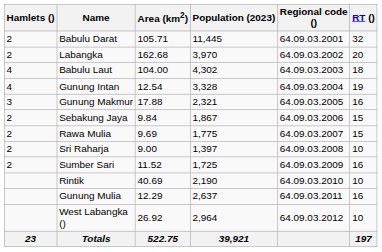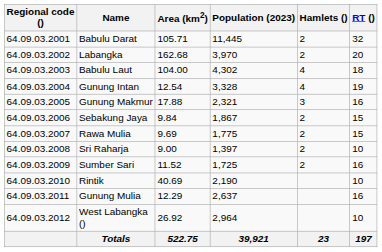columns swapped: (314, 17) <-> (31, 17)
